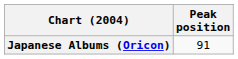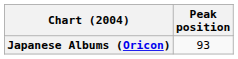(203, 45) 91 -> (203, 45) 93
